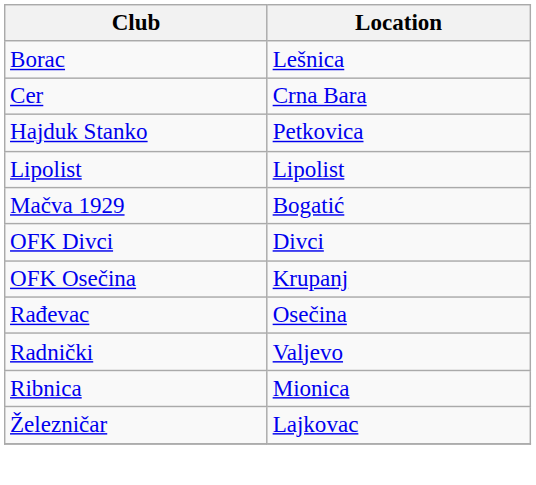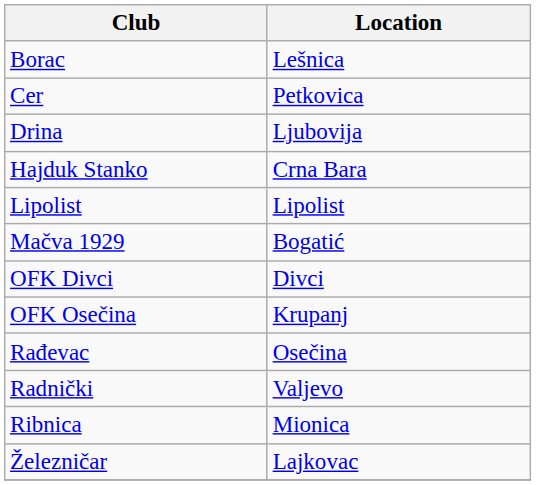(320, 95) Crna Bara -> (318, 95) Petkovica
+ row: (36, 132)
(318, 132) Petkovica -> (320, 168) Crna Bara
